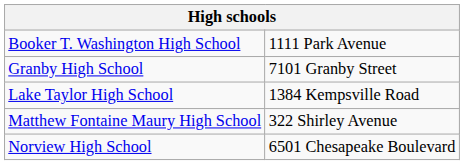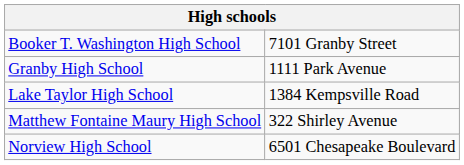(327, 43) 1111 Park Avenue -> (333, 43) 7101 Granby Street
(333, 69) 7101 Granby Street -> (327, 69) 1111 Park Avenue
